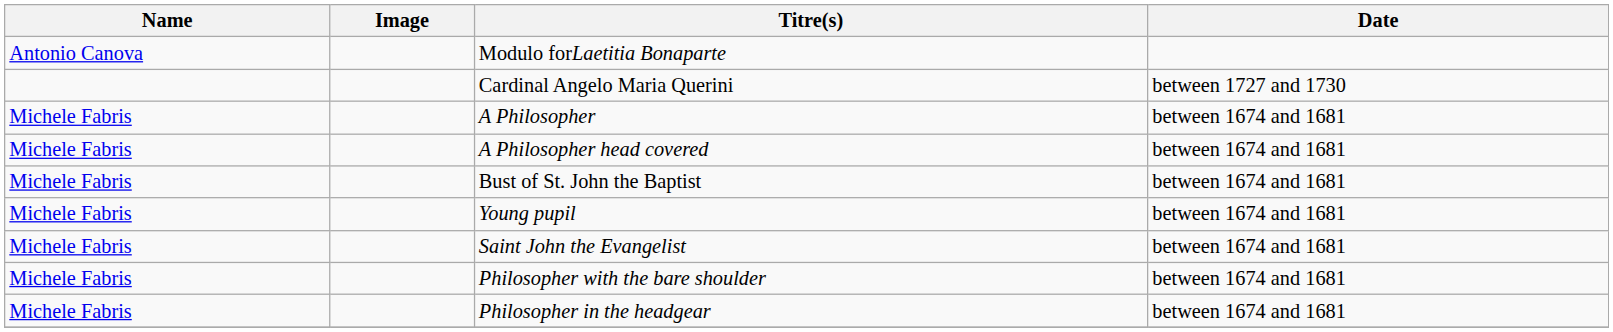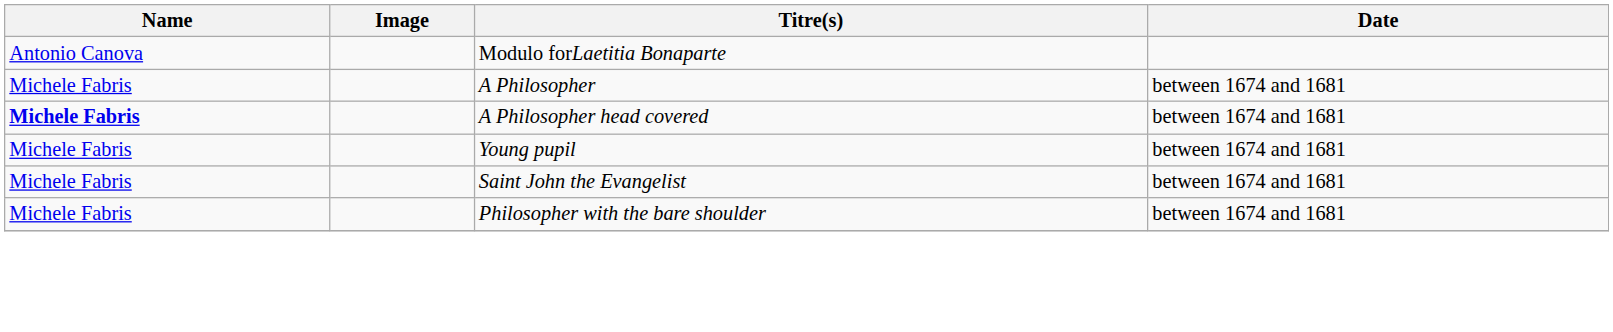- row: (606, 85)
(71, 149) normal -> (74, 117) bold
- row: (590, 181)
- row: (595, 310)
